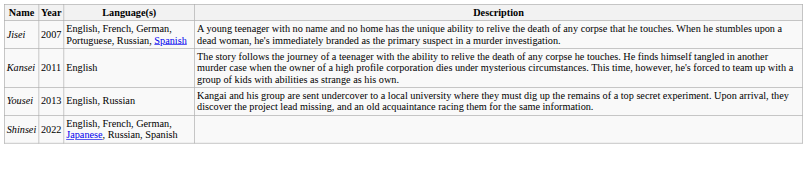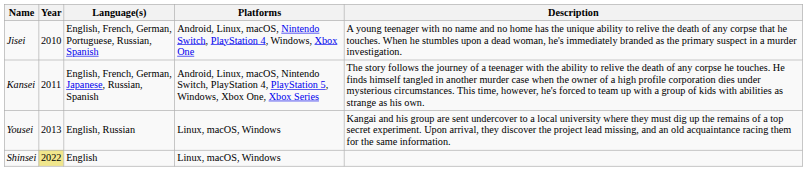+ column: (260, 12)
(51, 34) 2007 -> (51, 40) 2010
(82, 68) English -> (119, 85) English, French, German, Japanese, Russian, Spanish
(51, 129) no background -> (51, 158) khaki background
(122, 129) English, French, German, Japanese, Russian, Spanish -> (82, 158) English
